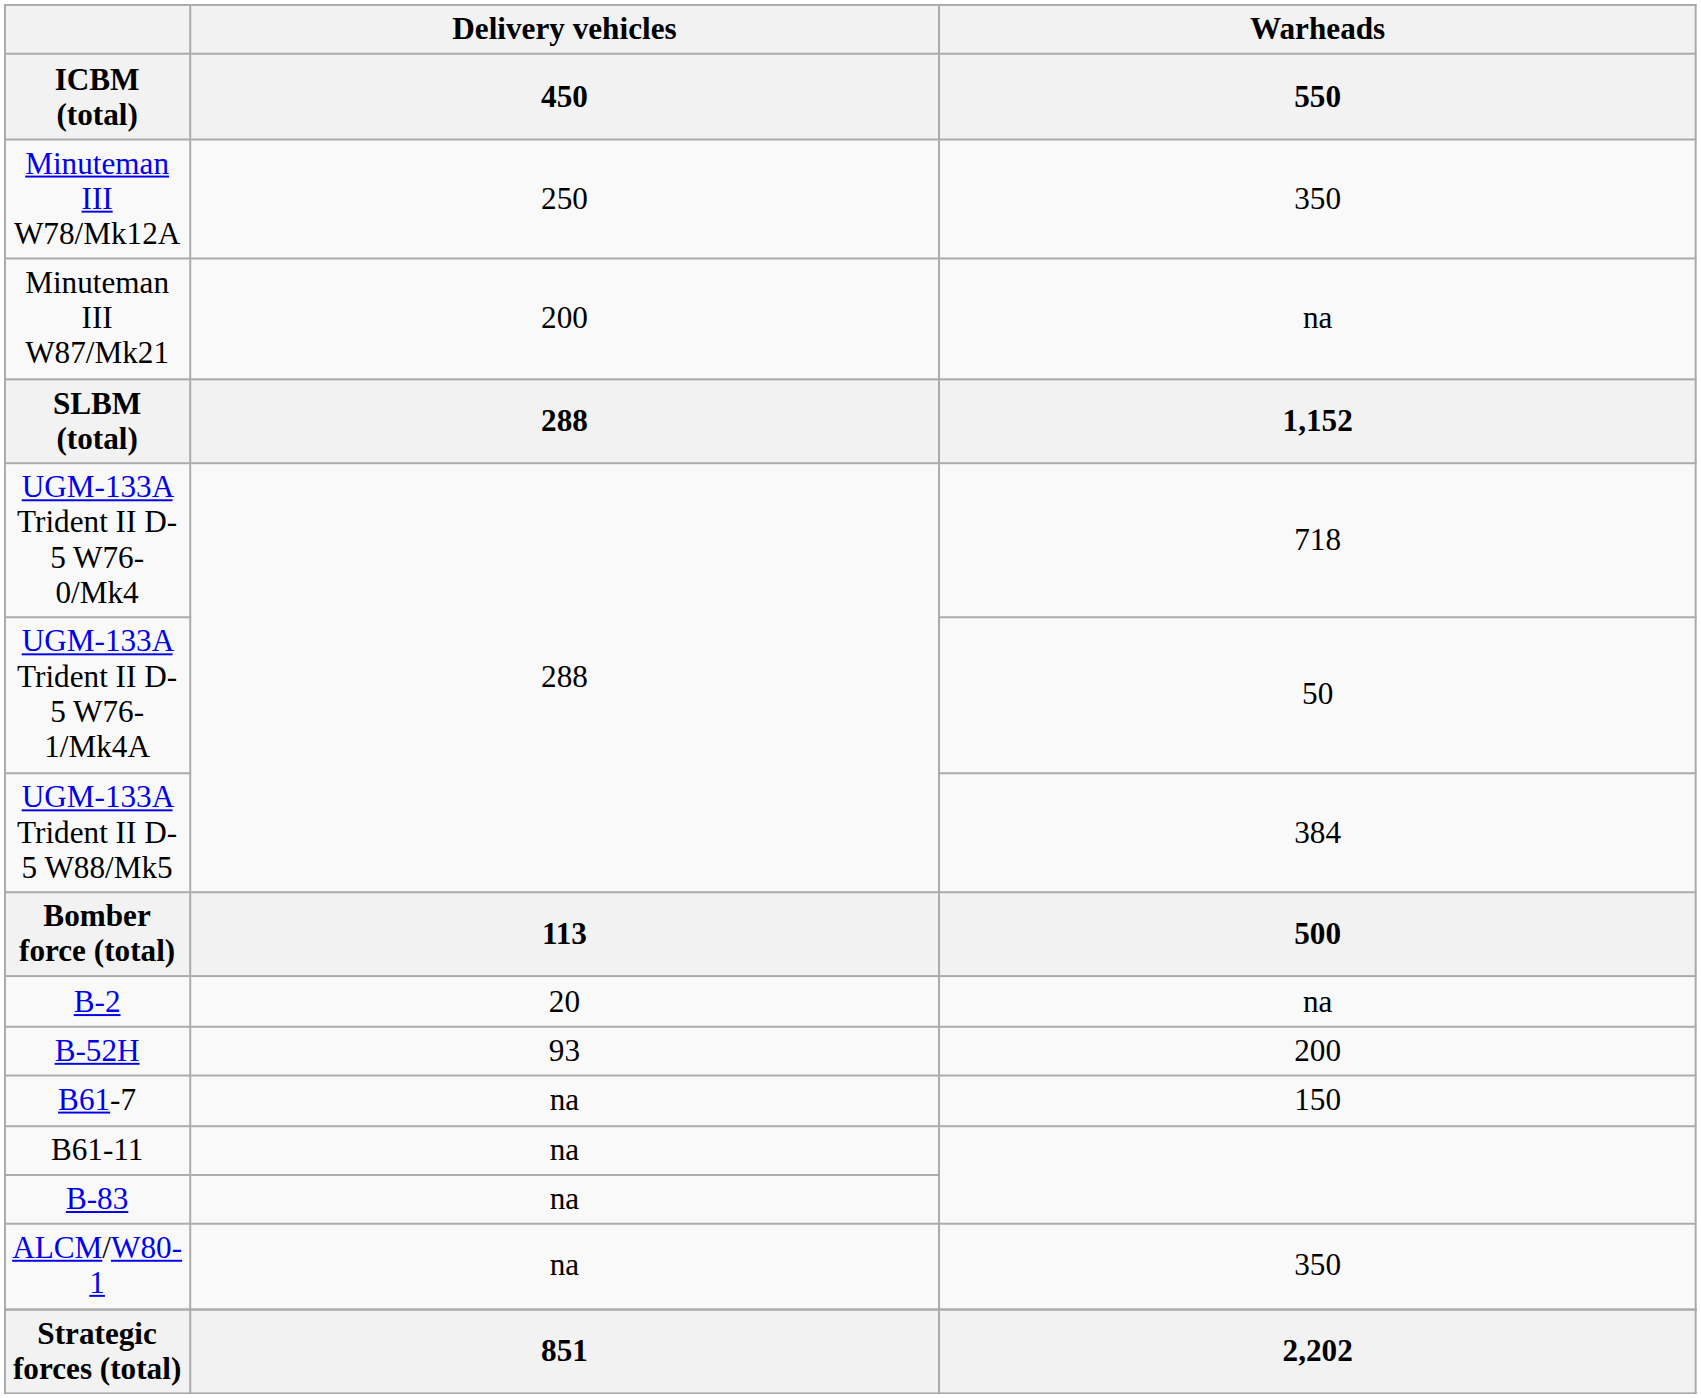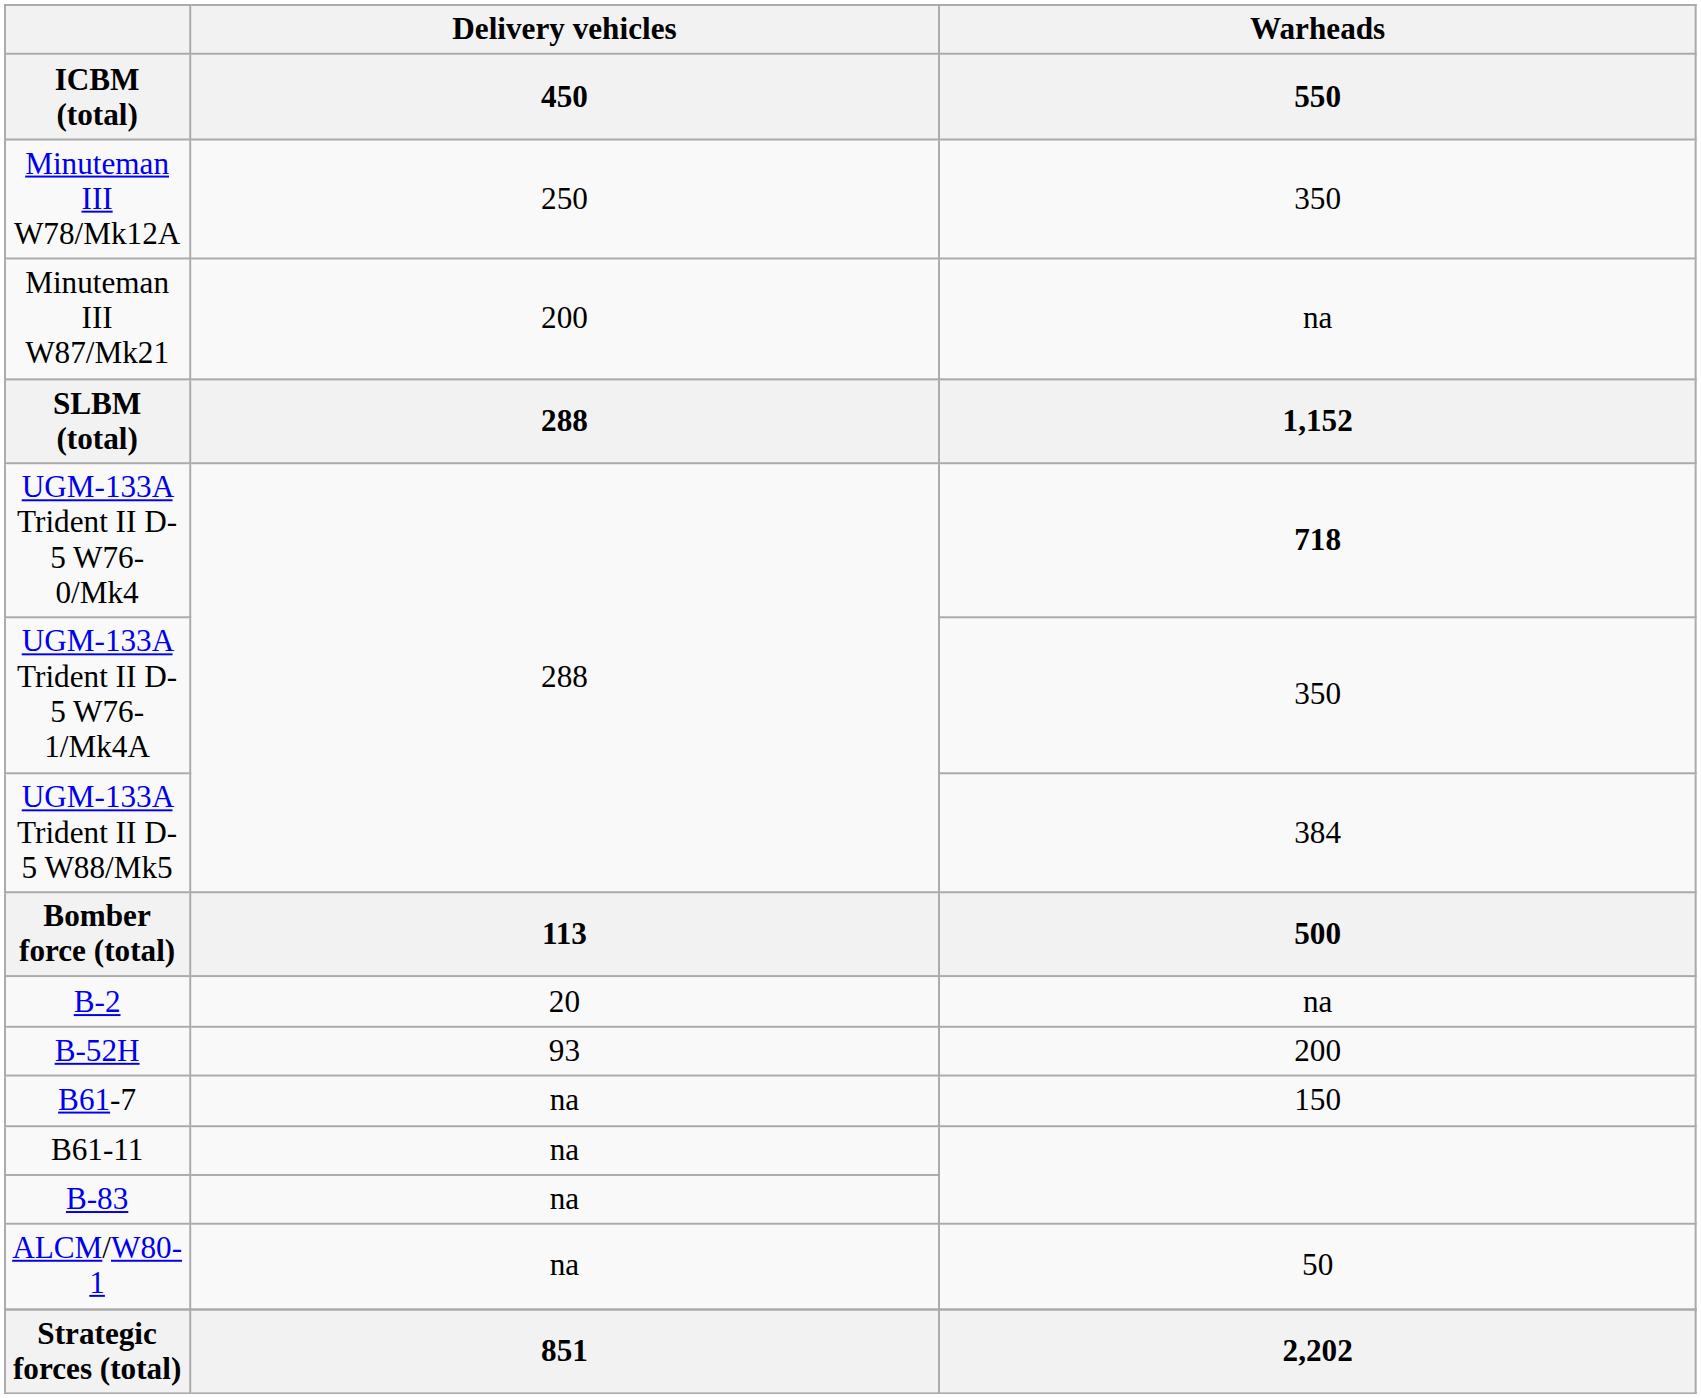(1318, 539) normal -> (1318, 539) bold
(1318, 694) 50 -> (1318, 694) 350
(1318, 1266) 350 -> (1318, 1266) 50
